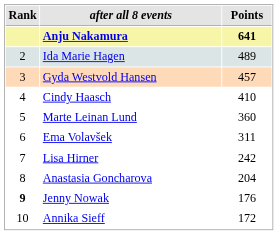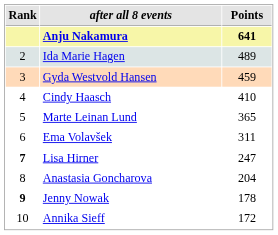(247, 77) 457 -> (247, 77) 459
(247, 117) 360 -> (247, 117) 365
(23, 158) normal -> (23, 158) bold
(247, 158) 242 -> (247, 158) 247
(247, 198) 176 -> (247, 198) 178
